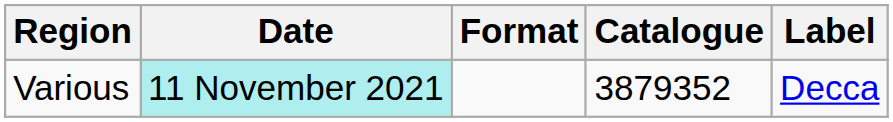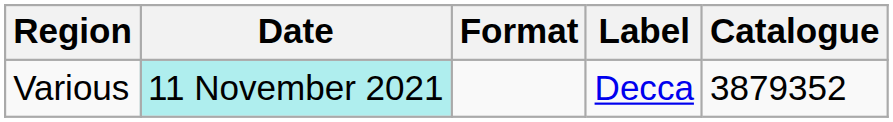columns swapped: (830, 32) <-> (679, 32)
